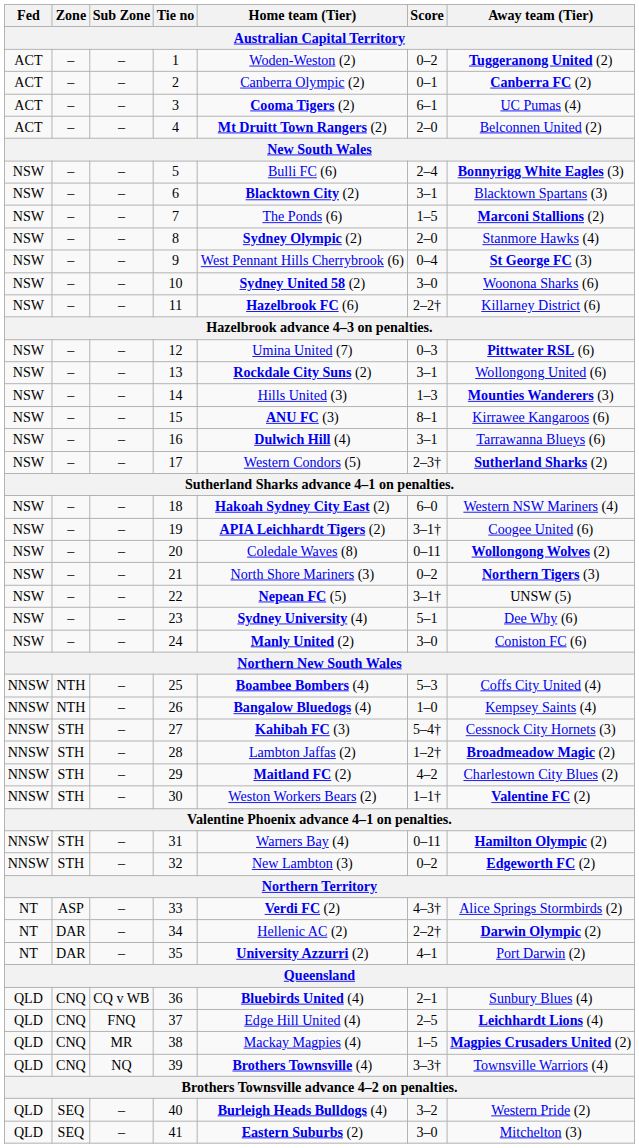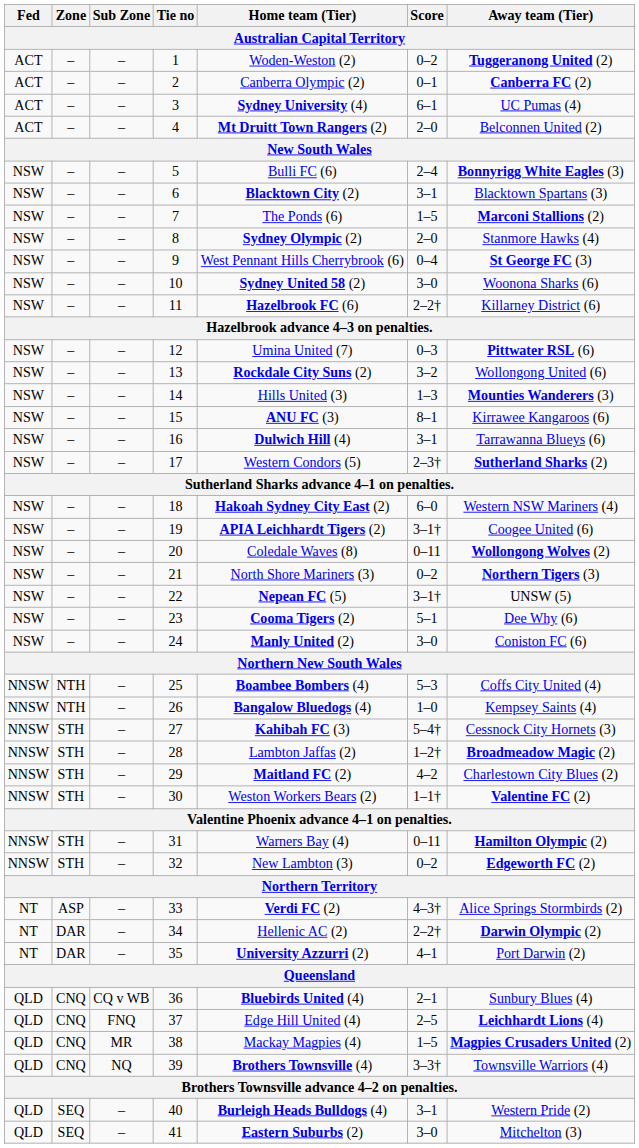(302, 104) Cooma Tigers (2) -> (302, 104) Sydney University (4)
(427, 372) 3–1 -> (427, 372) 3–2
(302, 618) Sydney University (4) -> (302, 618) Cooma Tigers (2)
(427, 1109) 3–2 -> (427, 1109) 3–1
